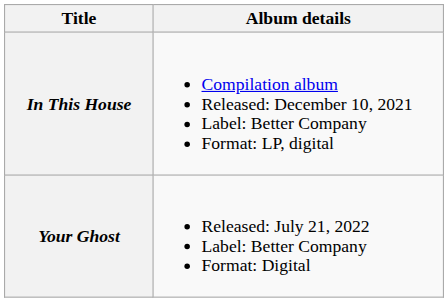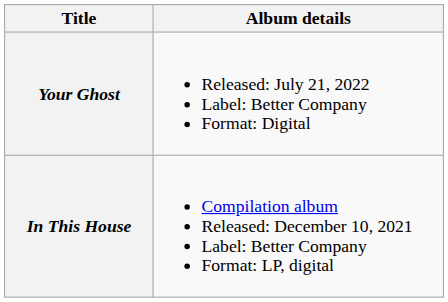rows swapped: (79, 103) <-> (79, 235)
